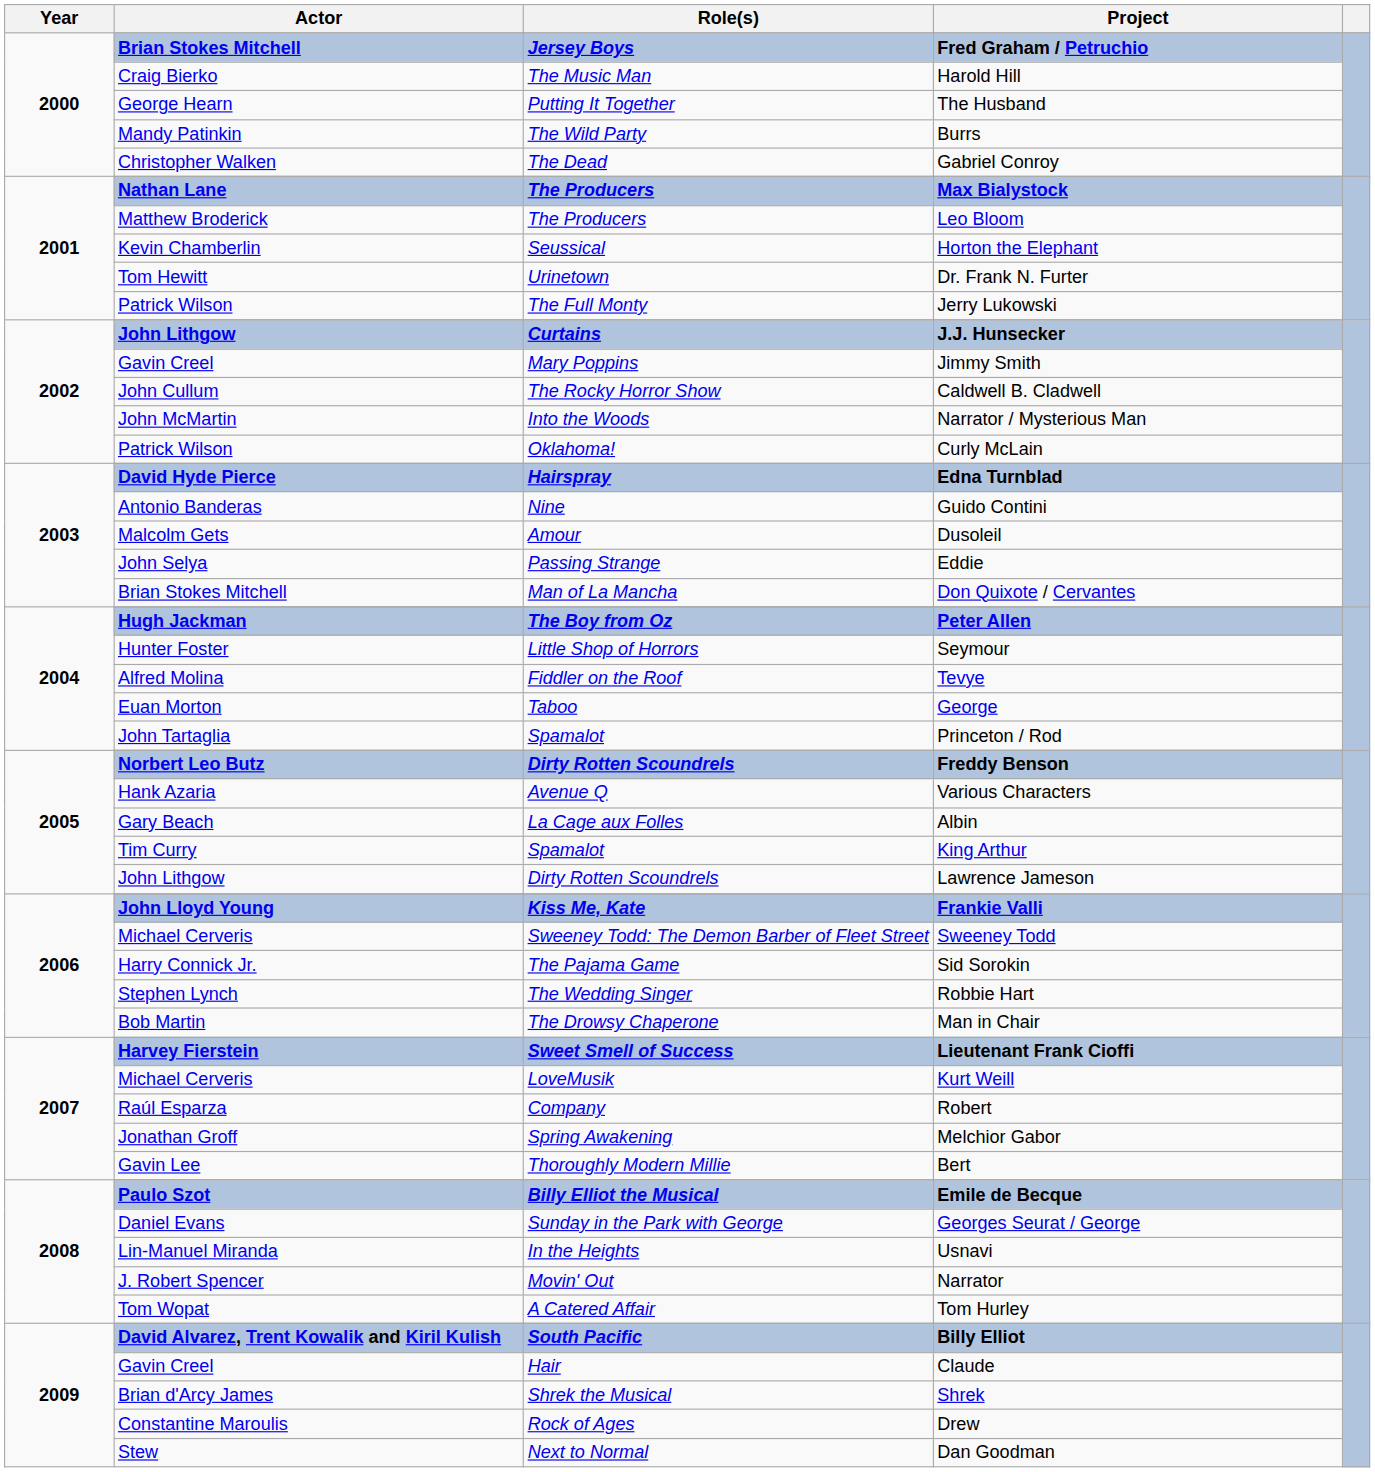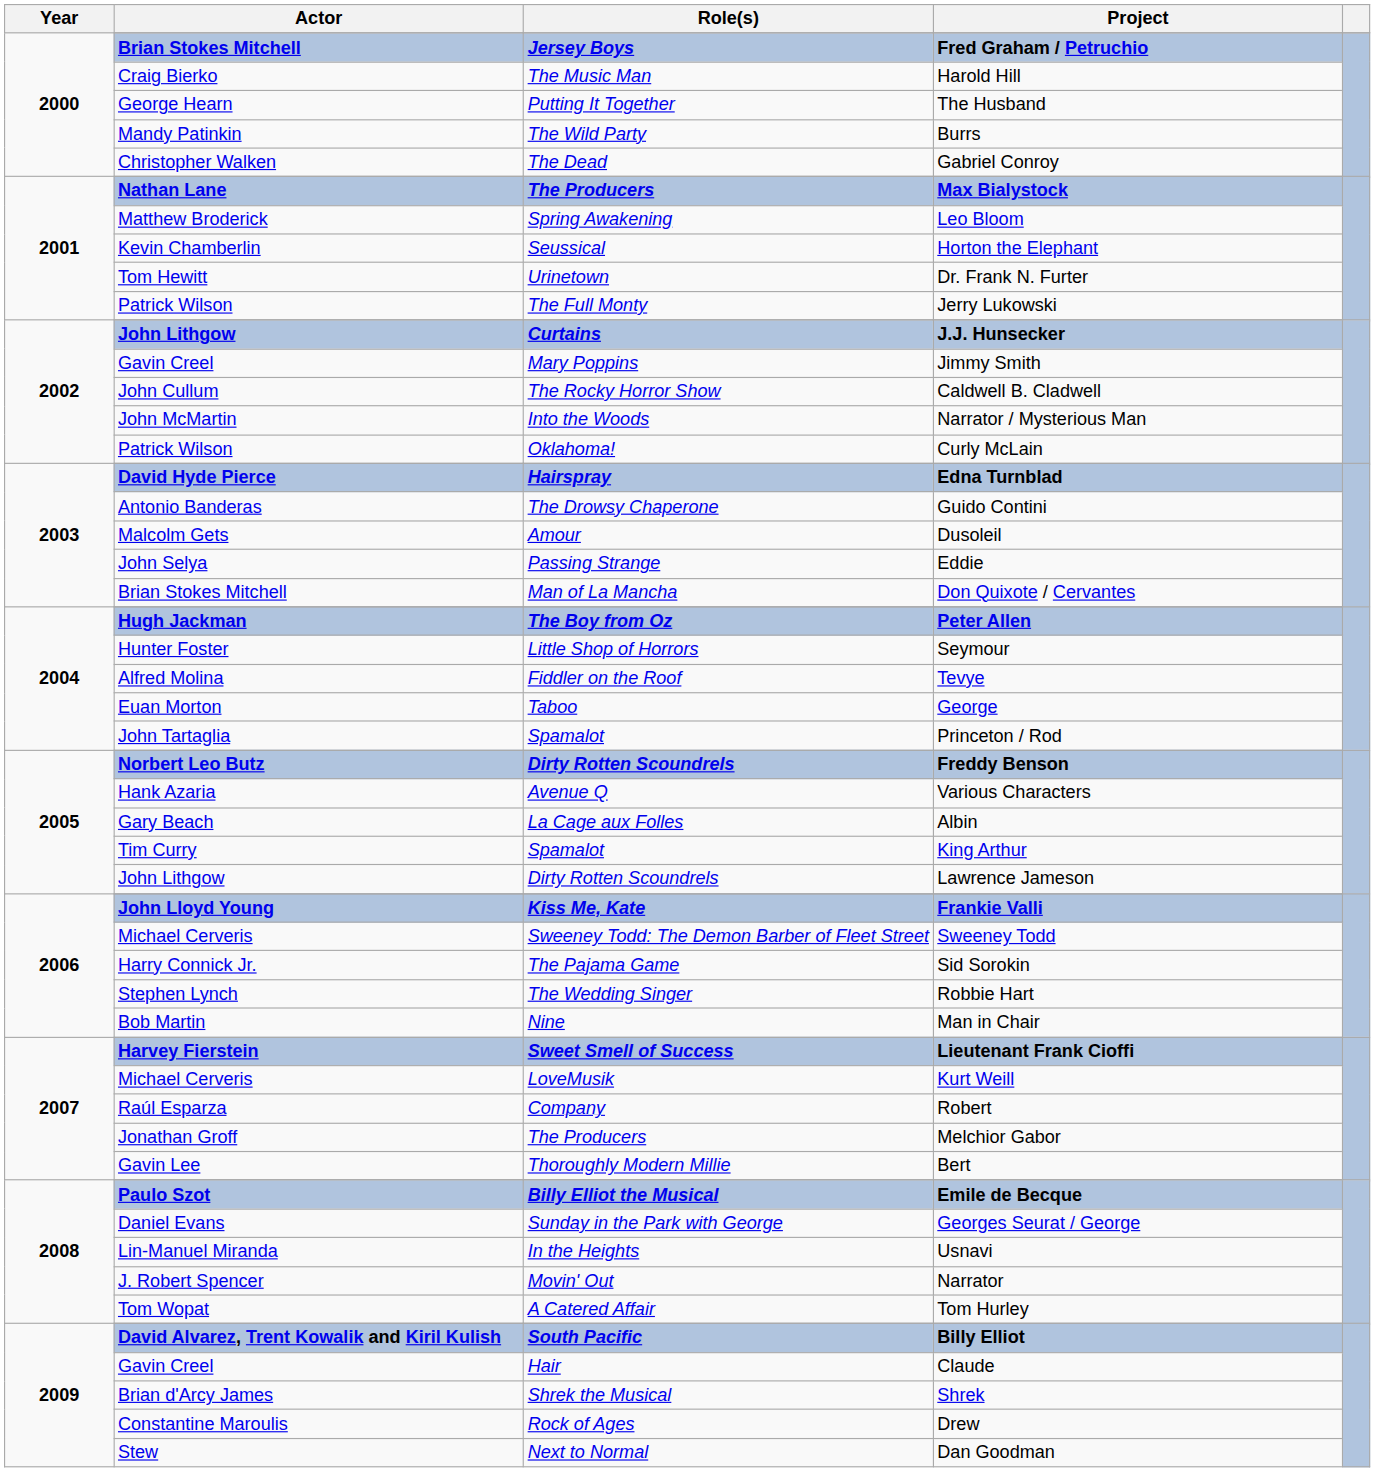(587, 219) The Producers -> (600, 219) Spring Awakening
(546, 506) Nine -> (623, 506) The Drowsy Chaperone
(623, 1022) The Drowsy Chaperone -> (546, 1022) Nine
(600, 1137) Spring Awakening -> (587, 1137) The Producers
